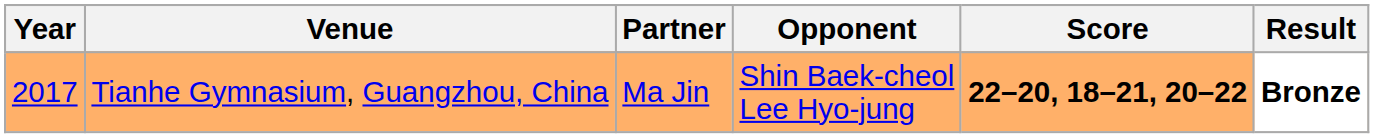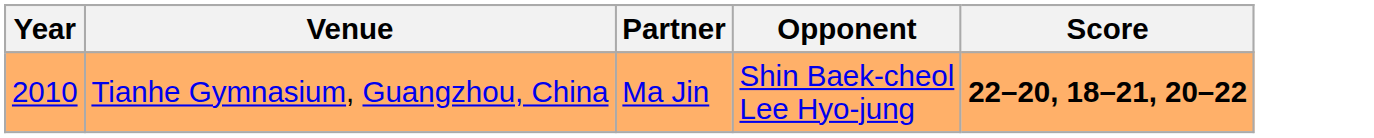- column: (1311, 29)
(45, 92) 2017 -> (45, 92) 2010
